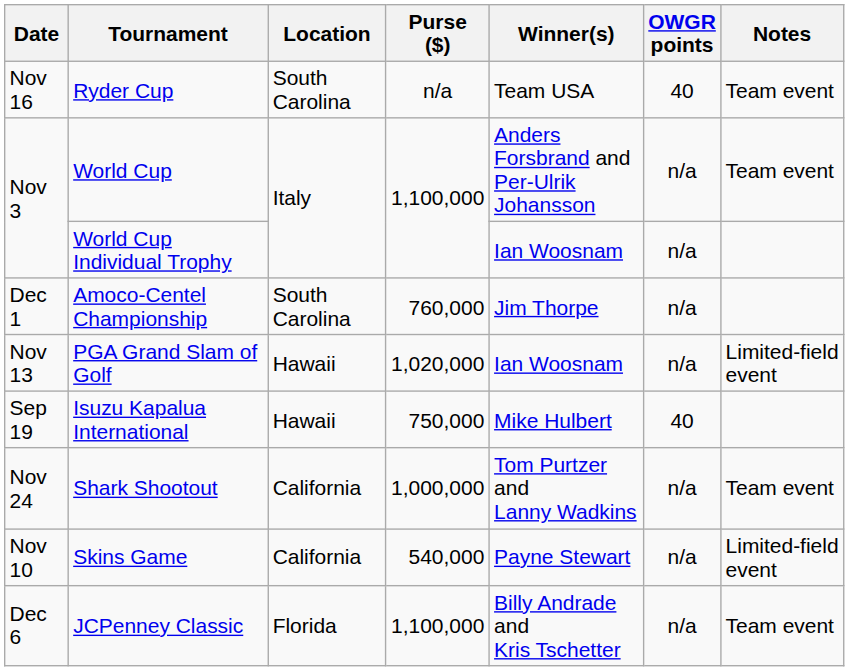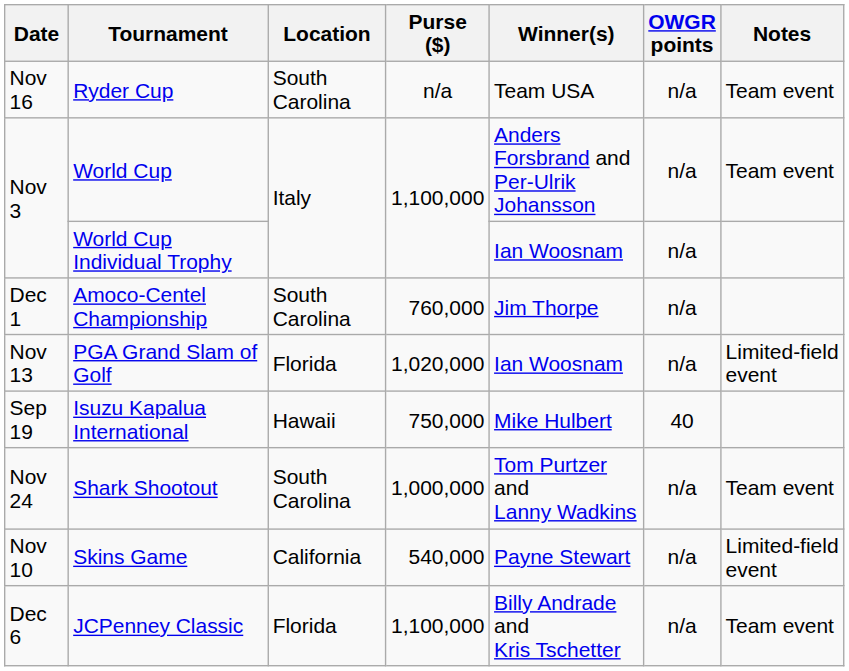(682, 90) 40 -> (682, 90) n/a
(304, 363) Hawaii -> (305, 363) Florida
(317, 489) California -> (312, 489) South Carolina
